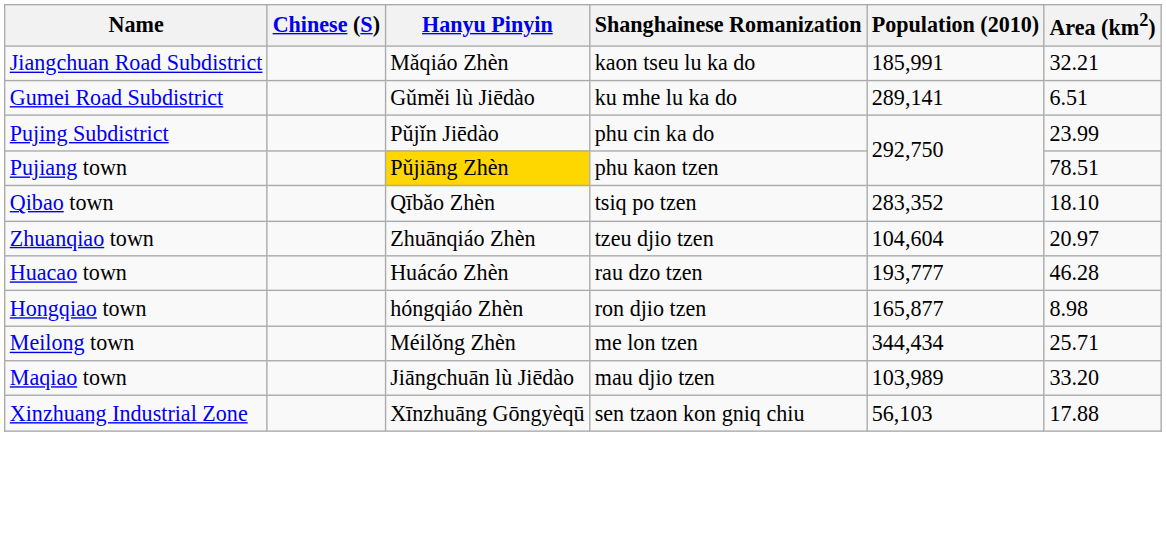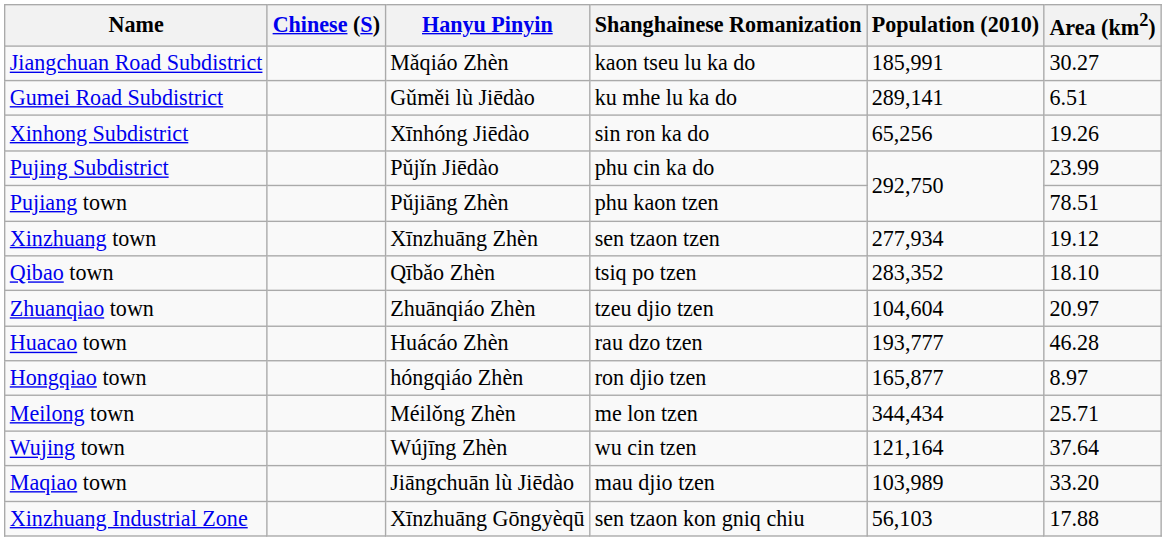(1074, 62) 32.21 -> (1074, 62) 30.27
+ row: (99, 133)
(449, 168) gold background -> (449, 203) no background
+ row: (83, 238)
(1069, 308) 8.98 -> (1069, 378) 8.97
+ row: (67, 448)
